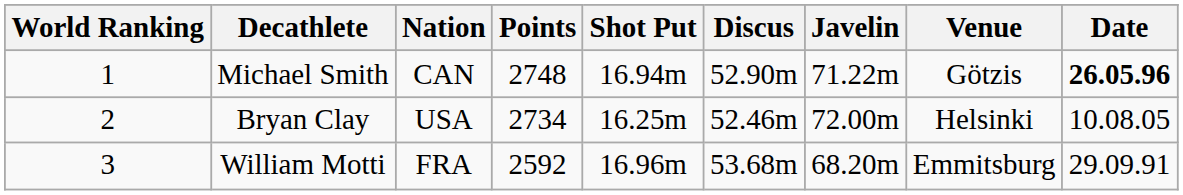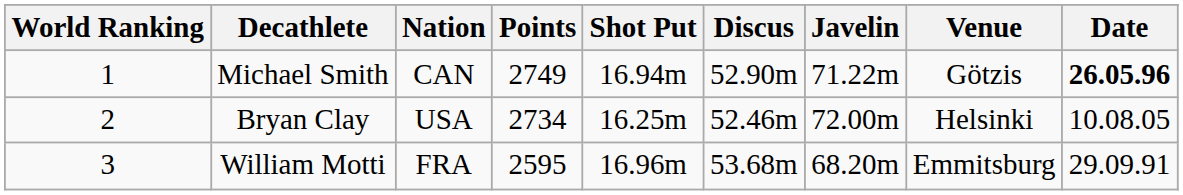(538, 73) 2748 -> (538, 73) 2749
(538, 165) 2592 -> (538, 165) 2595
